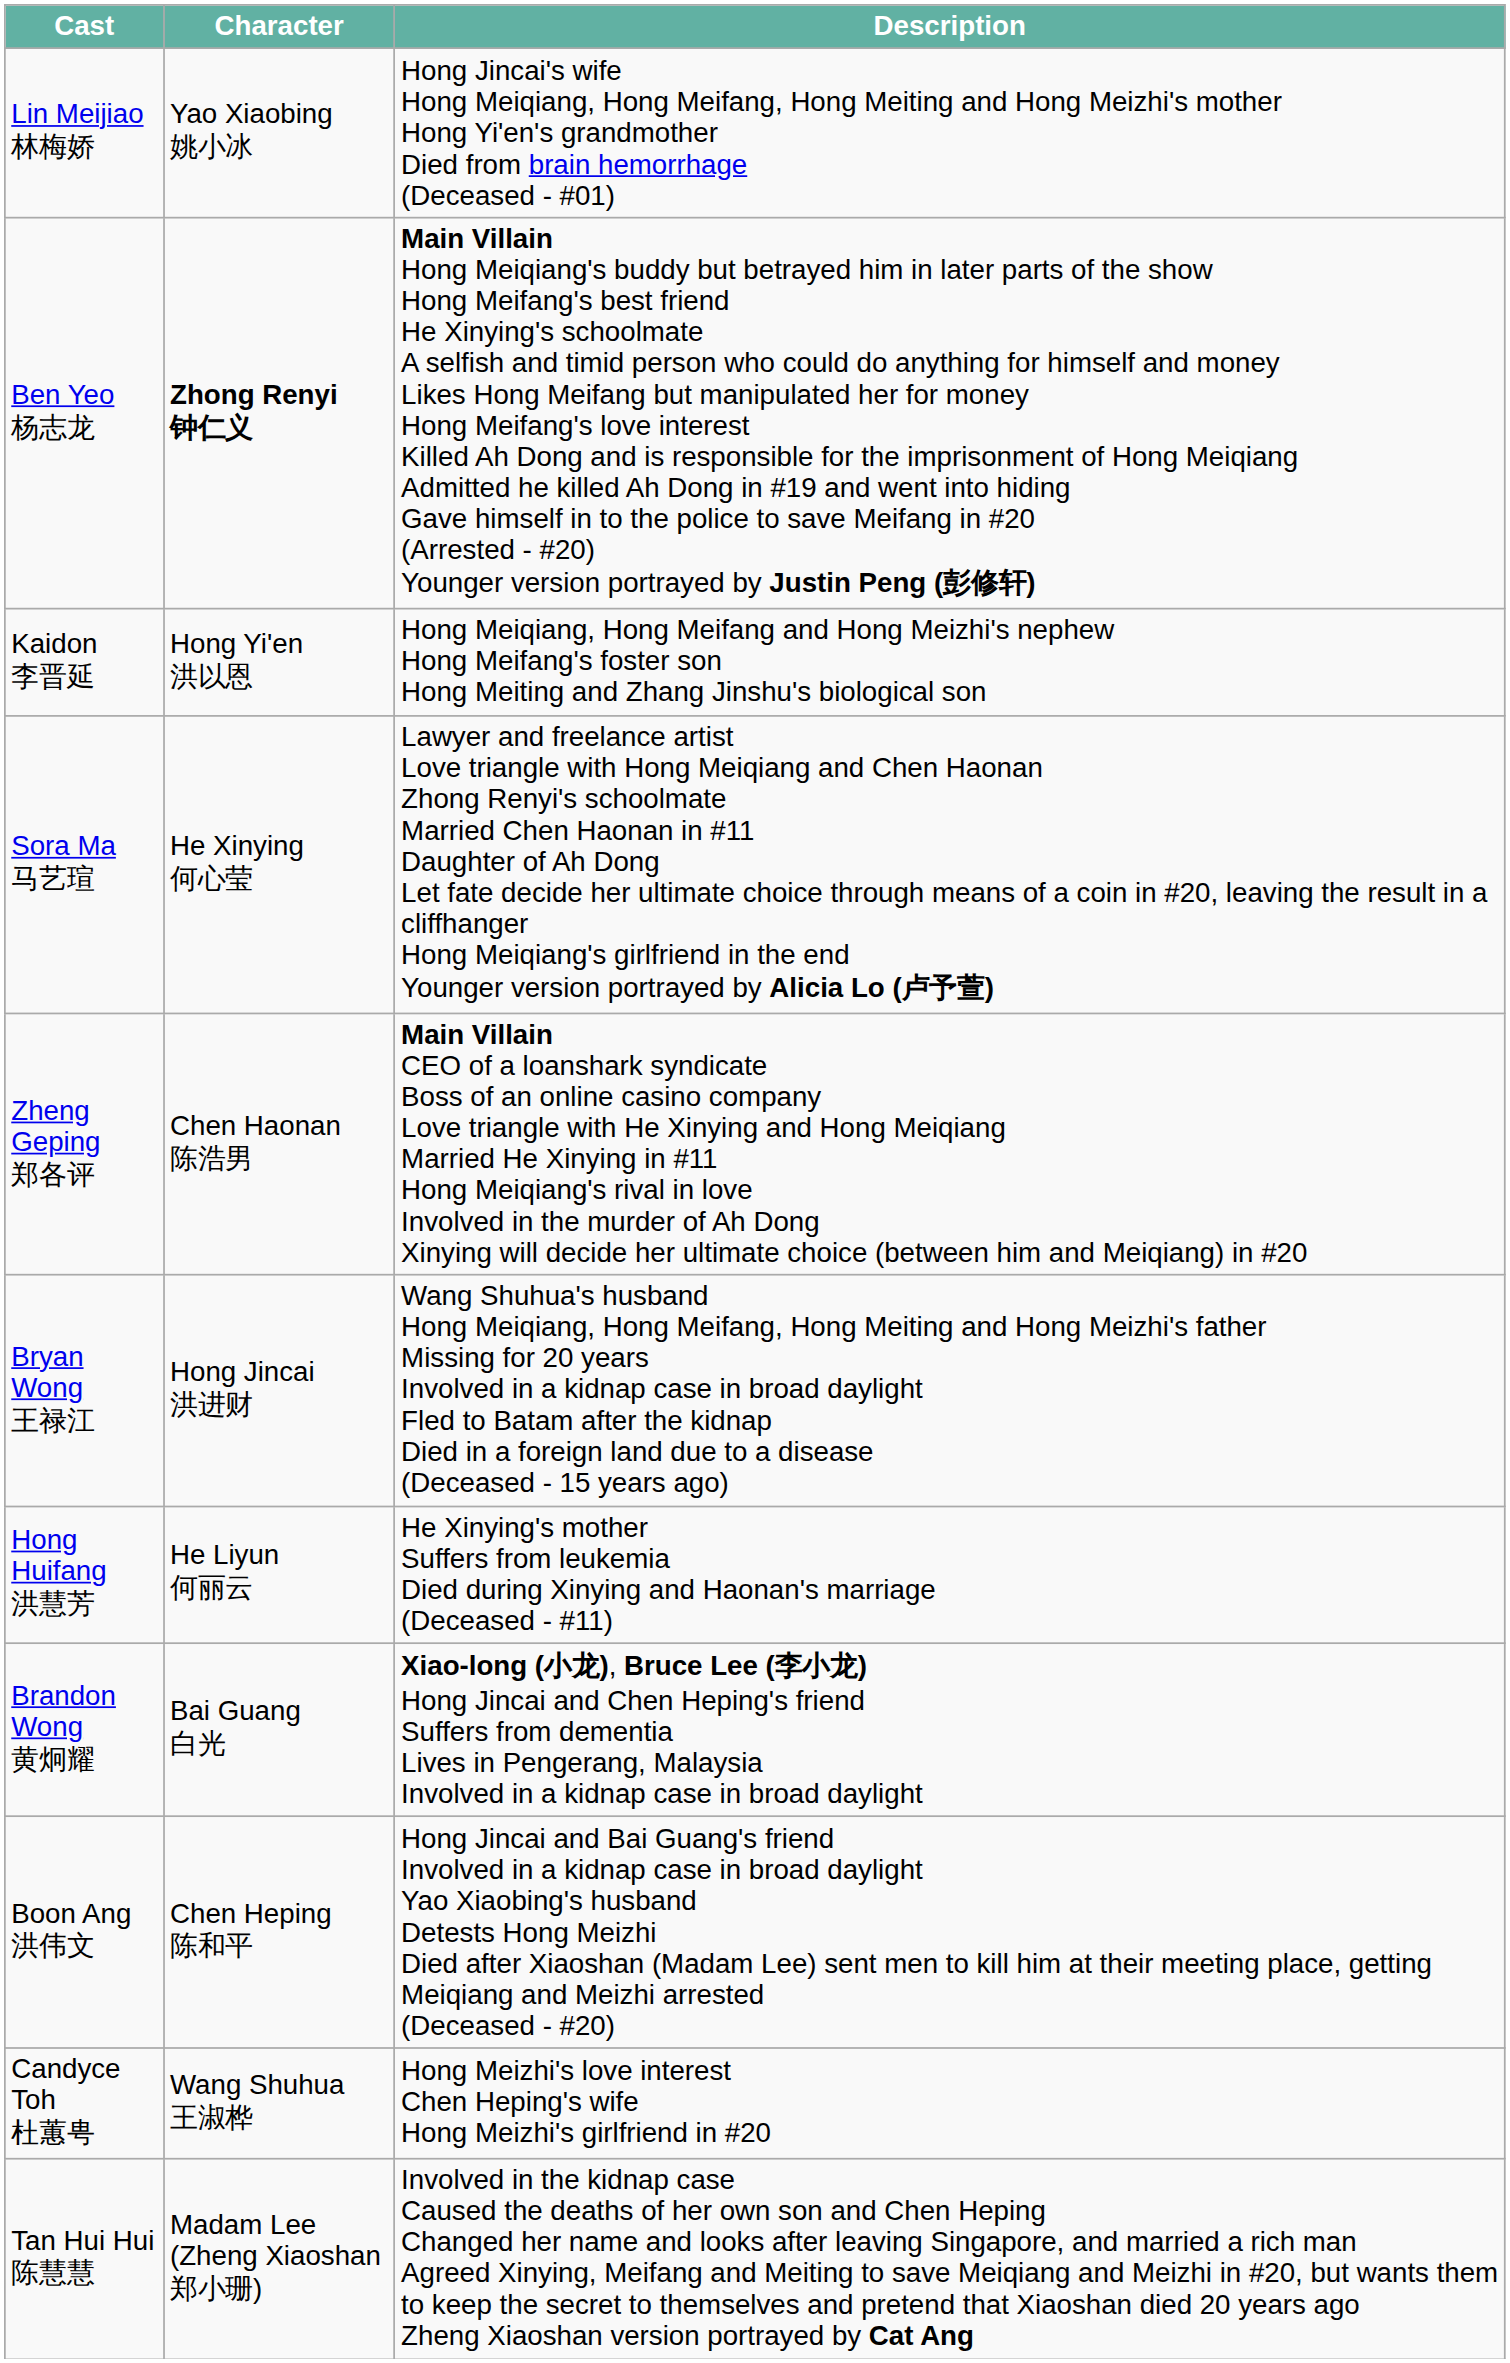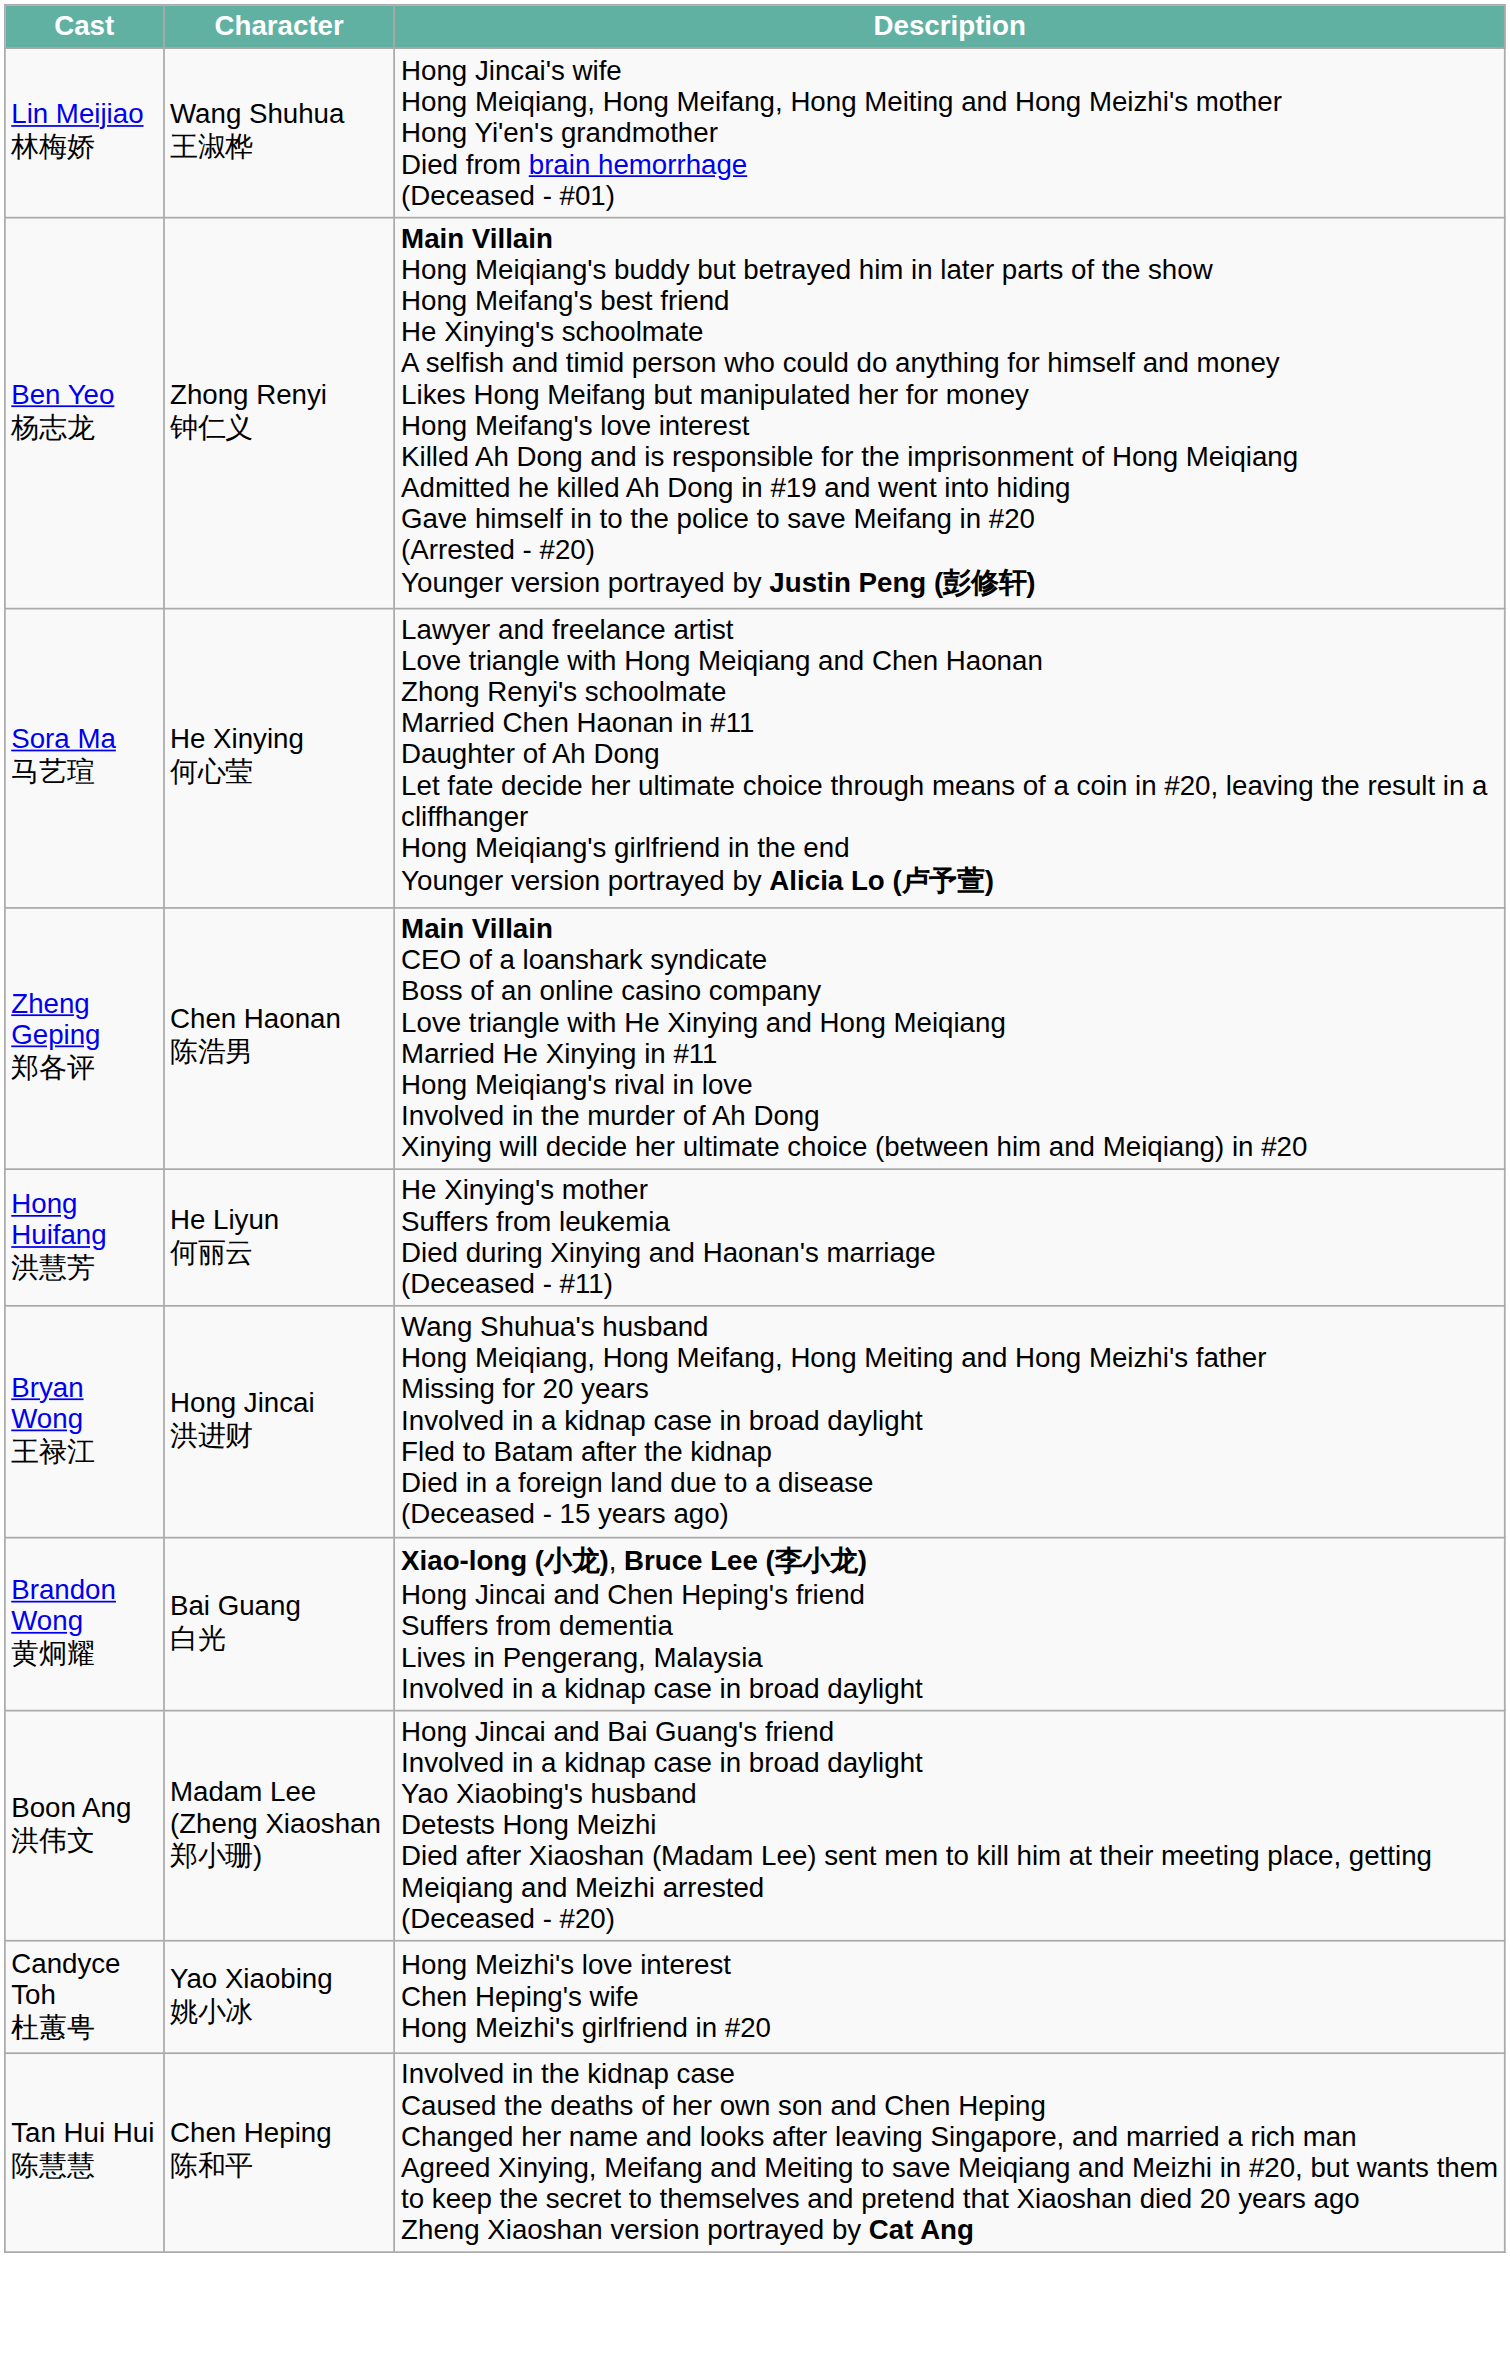(251, 130) Yao Xiaobing 姚小冰 -> (257, 130) Wang Shuhua 王淑桦
(254, 410) bold -> (248, 410) normal
- row: (54, 659)
rows swapped: (59, 1572) <-> (53, 1388)
(251, 1930) Chen Heping 陈和平 -> (275, 1823) Madam Lee (Zheng Xiaoshan 郑小珊)
(257, 2101) Wang Shuhua 王淑桦 -> (251, 1994) Yao Xiaobing 姚小冰
(275, 2256) Madam Lee (Zheng Xiaoshan 郑小珊) -> (251, 2150) Chen Heping 陈和平
